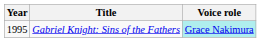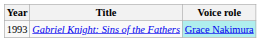(17, 29) 1995 -> (17, 29) 1993
